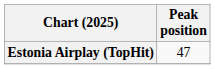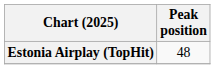(184, 52) 47 -> (184, 52) 48
